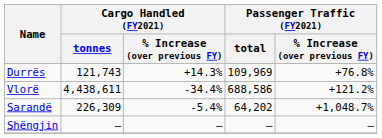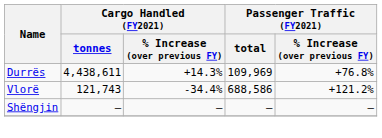(99, 72) 121,743 -> (92, 72) 4,438,611
(92, 90) 4,438,611 -> (99, 90) 121,743
- row: (29, 107)
